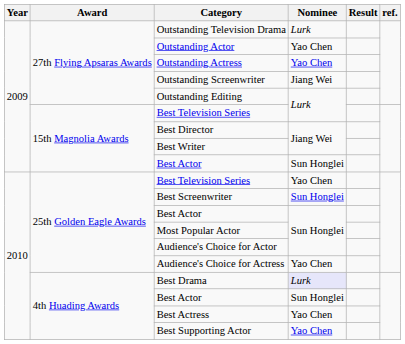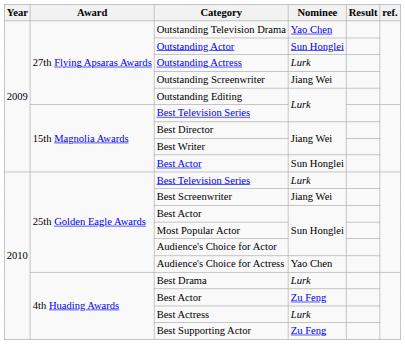(301, 29) Lurk -> (312, 29) Yao Chen
(312, 46) Yao Chen -> (317, 46) Sun Honglei
(312, 63) Yao Chen -> (301, 63) Lurk
(312, 180) Yao Chen -> (301, 180) Lurk
(317, 197) Sun Honglei -> (312, 197) Jiang Wei
(301, 280) lavender background -> (301, 280) no background
(317, 297) Sun Honglei -> (309, 297) Zu Feng
(312, 314) Yao Chen -> (301, 314) Lurk
(312, 331) Yao Chen -> (309, 331) Zu Feng
